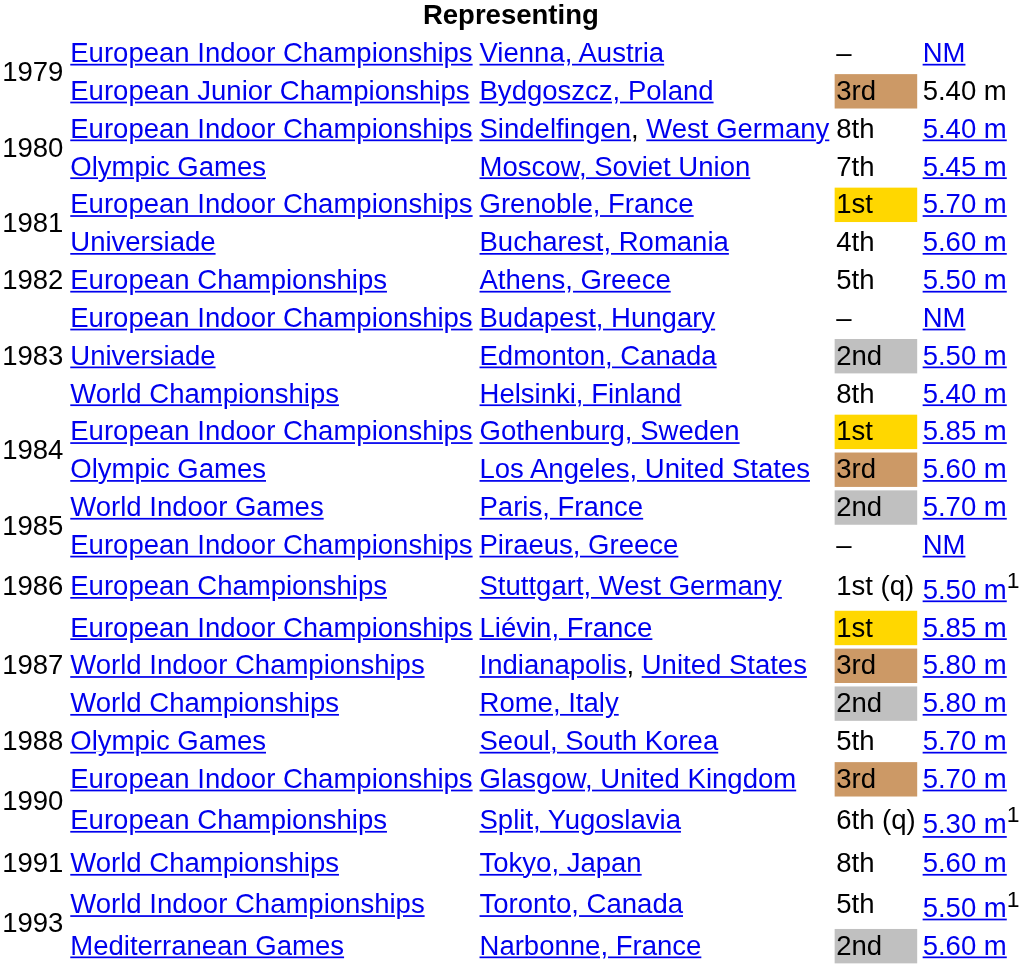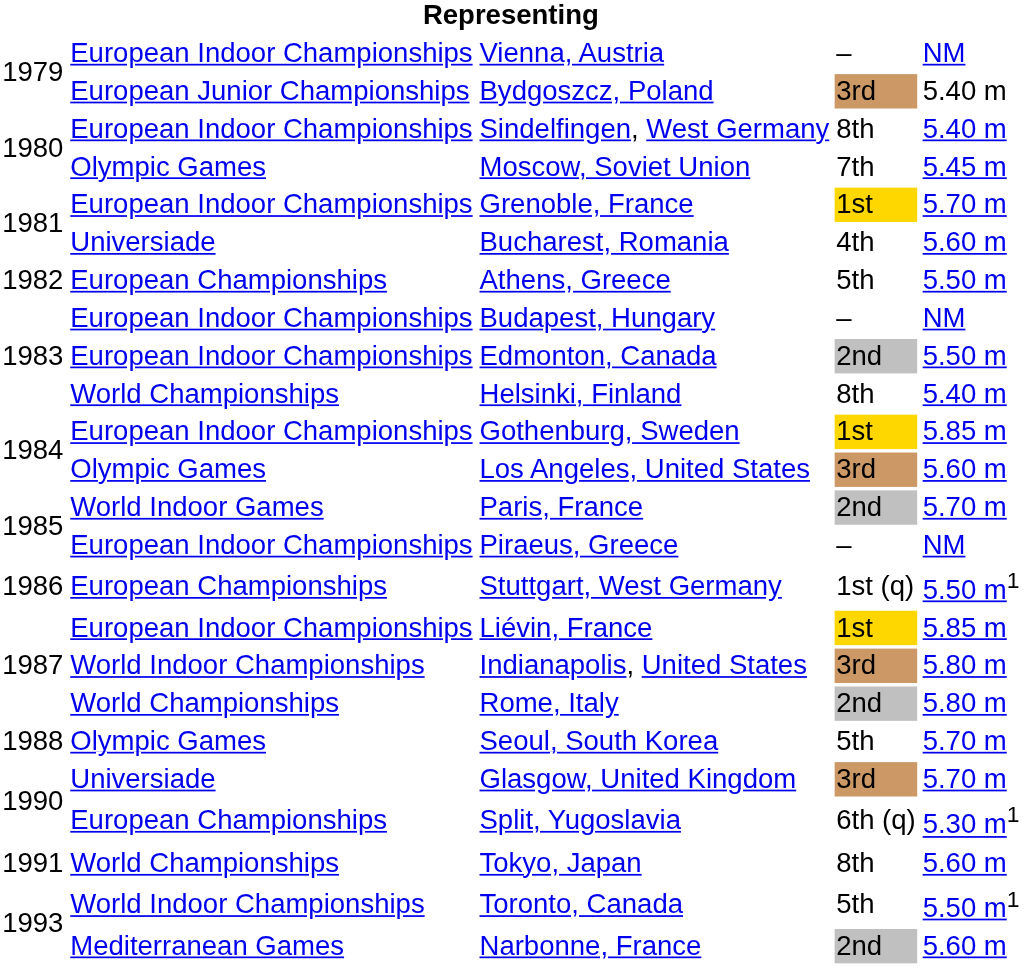(143, 355) Universiade -> (271, 355) European Indoor Championships
(271, 779) European Indoor Championships -> (143, 779) Universiade
